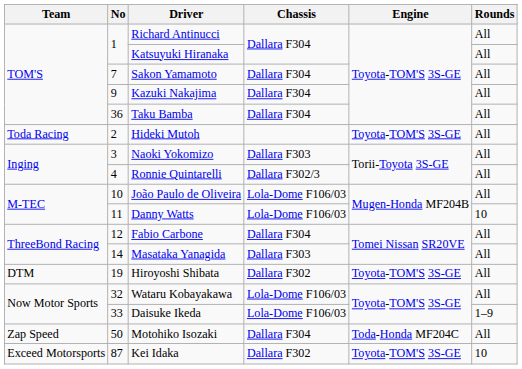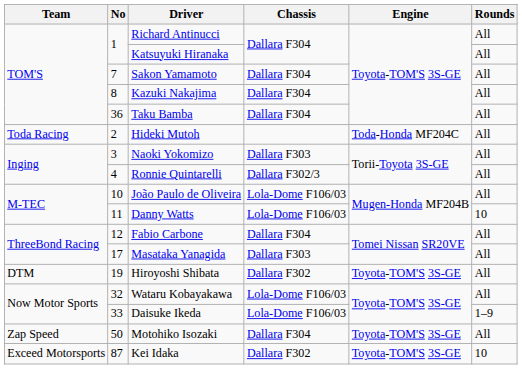(114, 93) 9 -> (114, 93) 8
(406, 133) Toyota-TOM'S 3S-GE -> (405, 133) Toda-Honda MF204C
(117, 253) 14 -> (117, 253) 17
(405, 333) Toda-Honda MF204C -> (406, 333) Toyota-TOM'S 3S-GE
